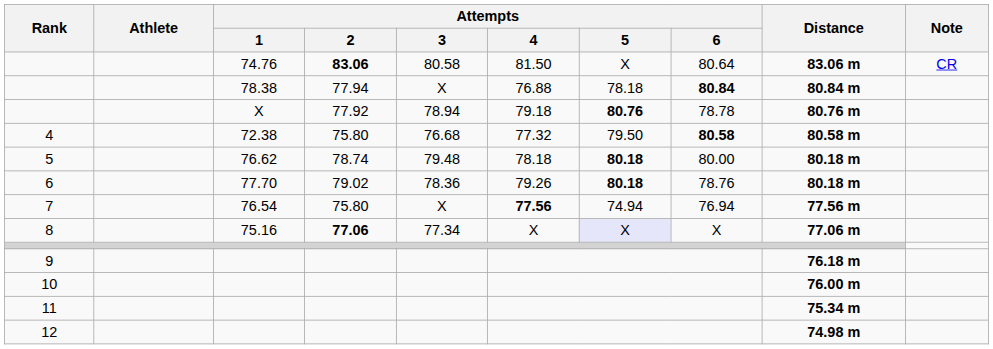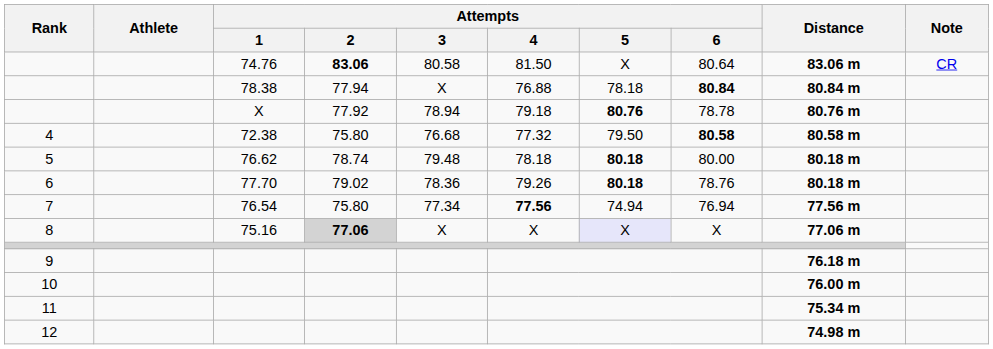(442, 206) X -> (442, 206) 77.34
(350, 230) no background -> (350, 230) lightgrey background
(442, 230) 77.34 -> (442, 230) X
